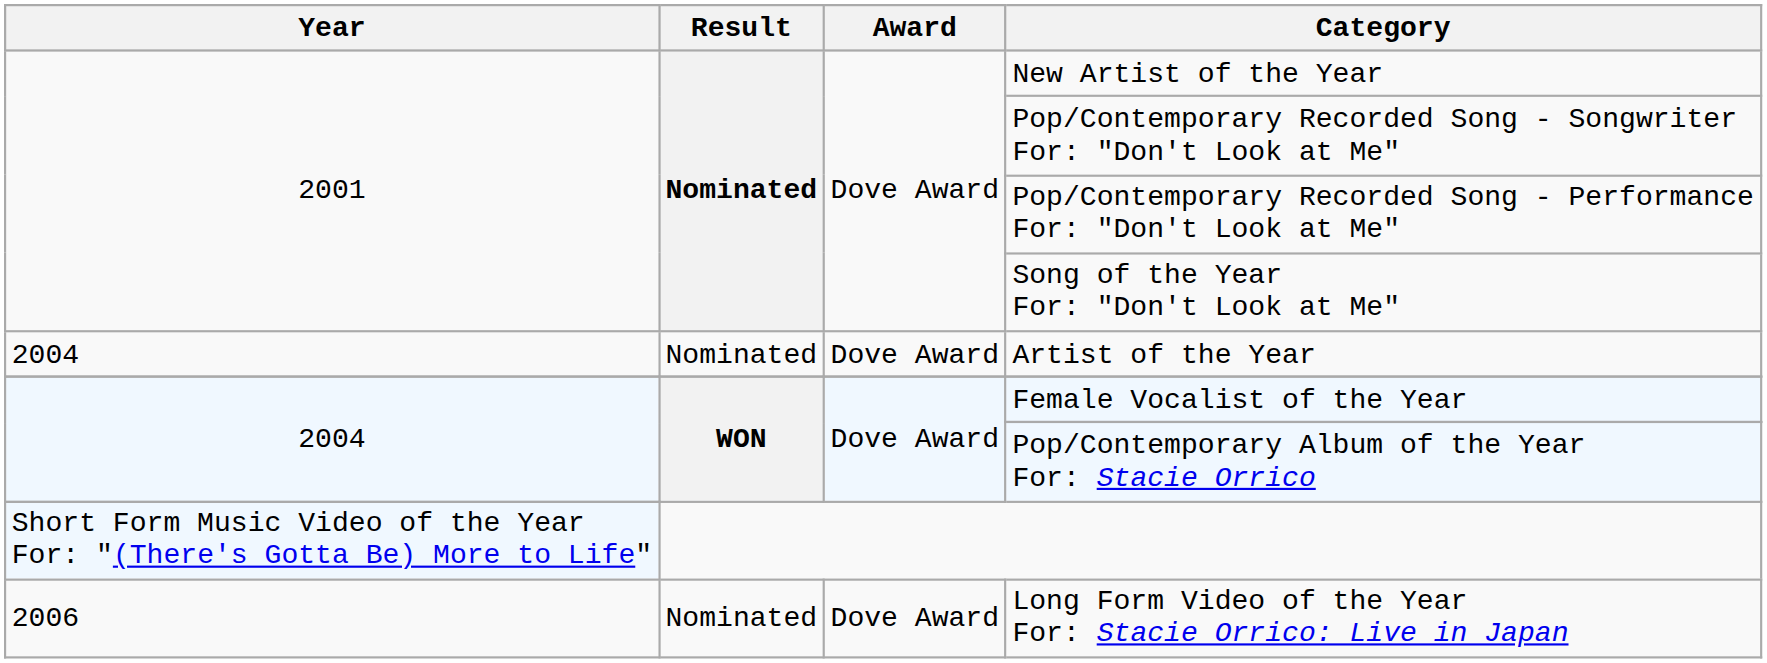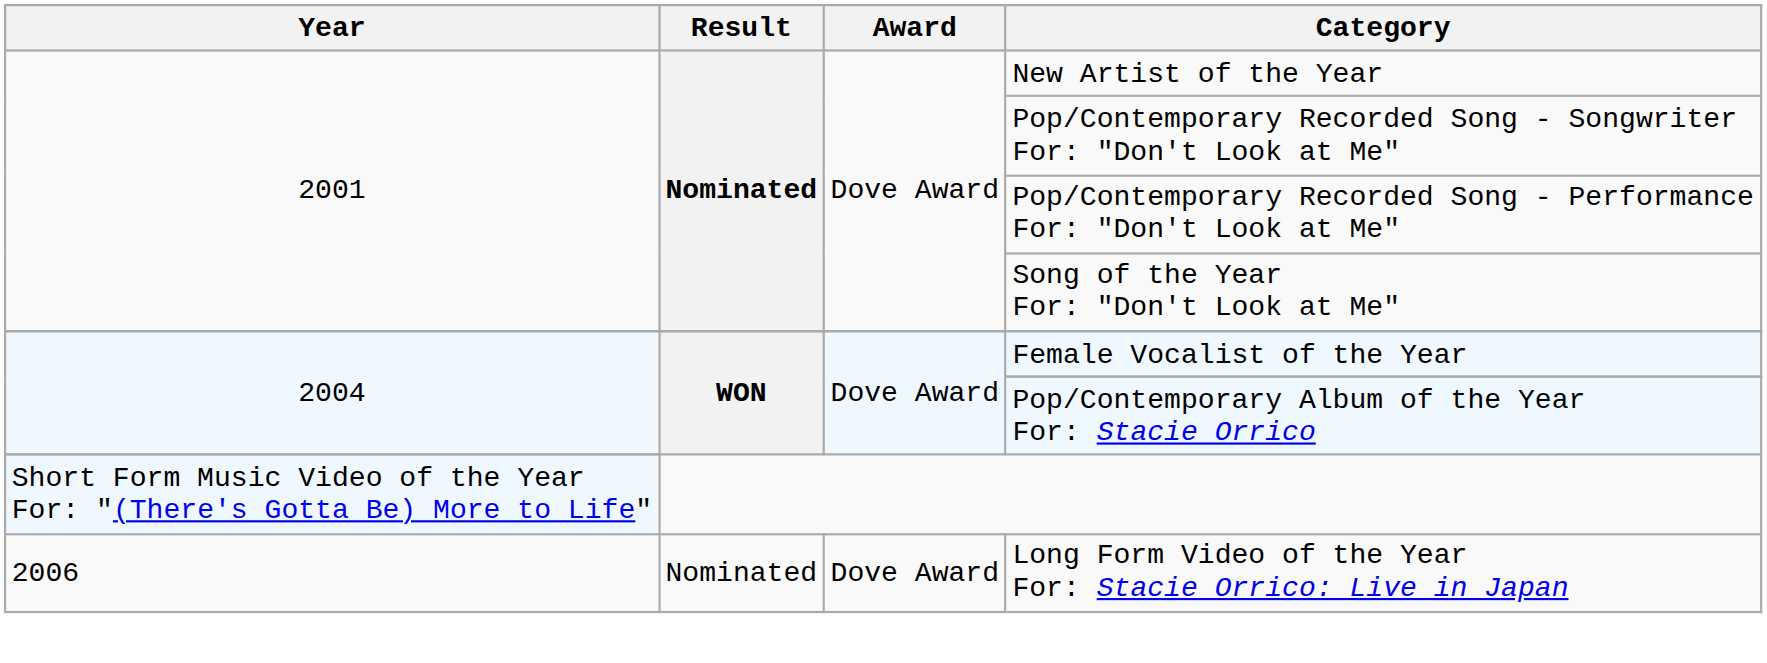- row: (45, 354)
